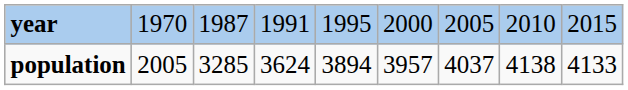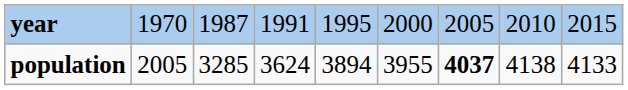(408, 63) 3957 -> (408, 63) 3955
(469, 63) normal -> (469, 63) bold
